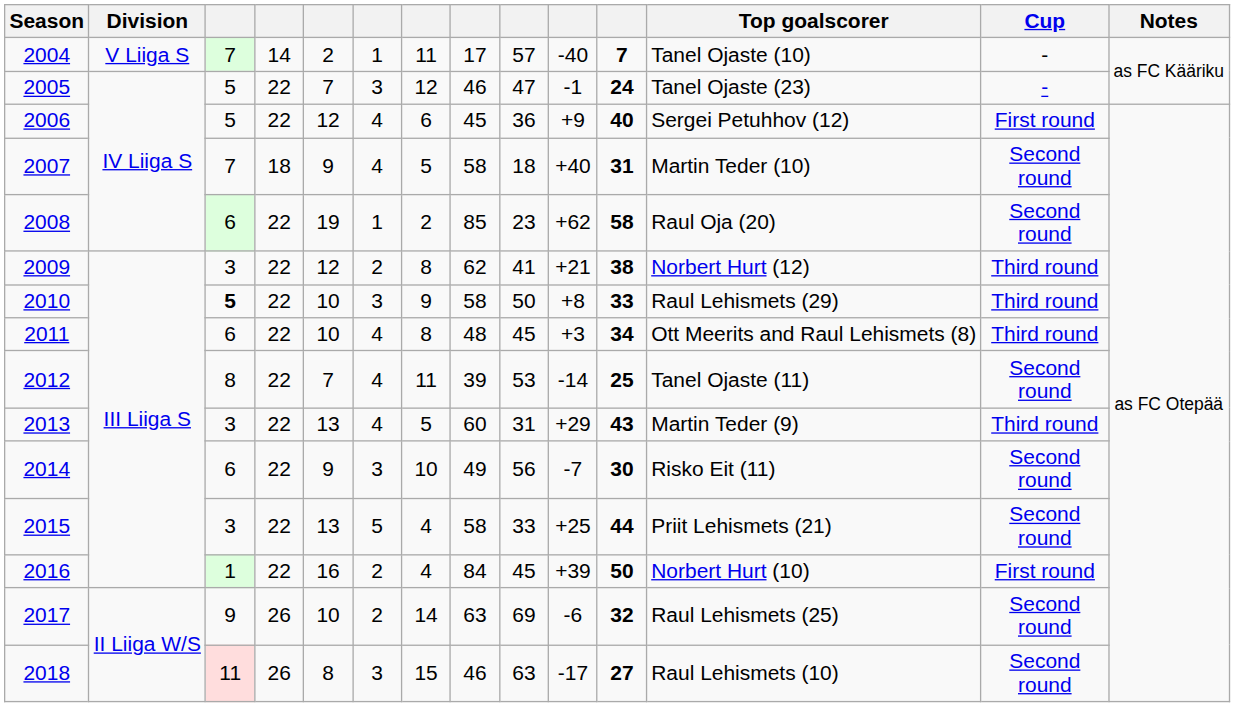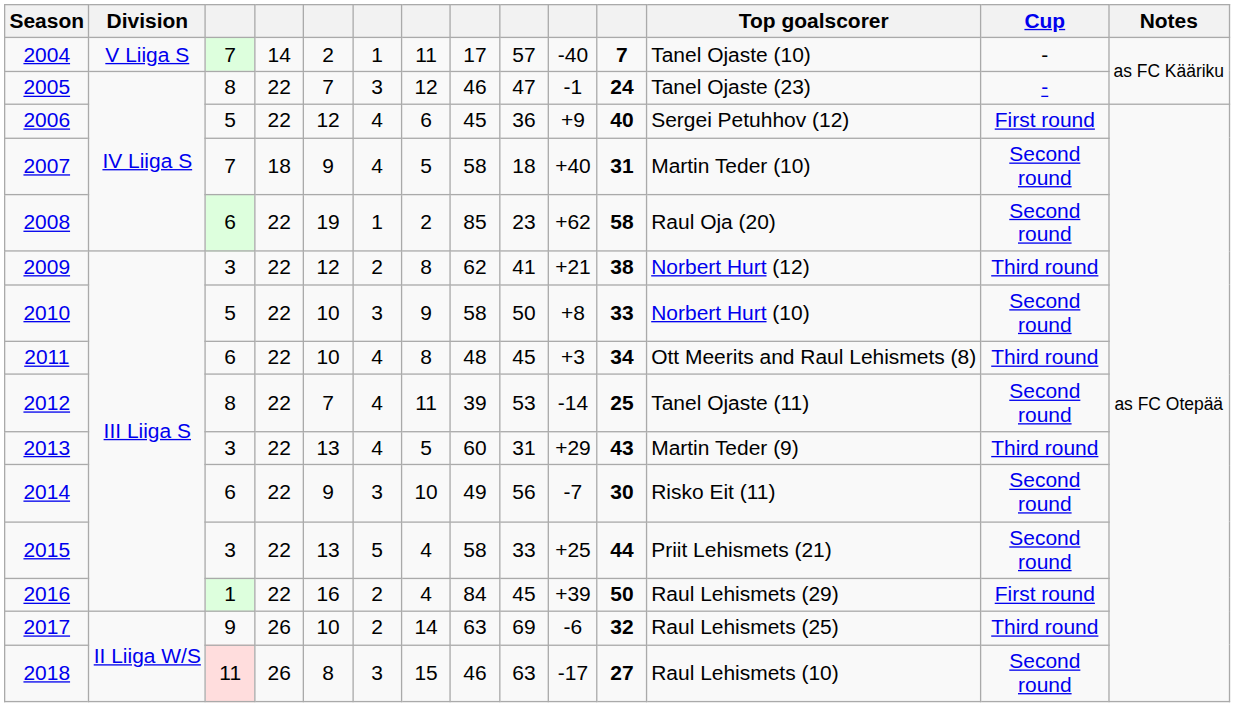(230, 87) 5 -> (230, 87) 8
(230, 300) bold -> (230, 312) normal
(745, 300) Raul Lehismets (29) -> (730, 312) Norbert Hurt (10)
(1045, 300) Third round -> (1045, 312) Second round
(730, 571) Norbert Hurt (10) -> (745, 594) Raul Lehismets (29)
(1045, 616) Second round -> (1045, 627) Third round
